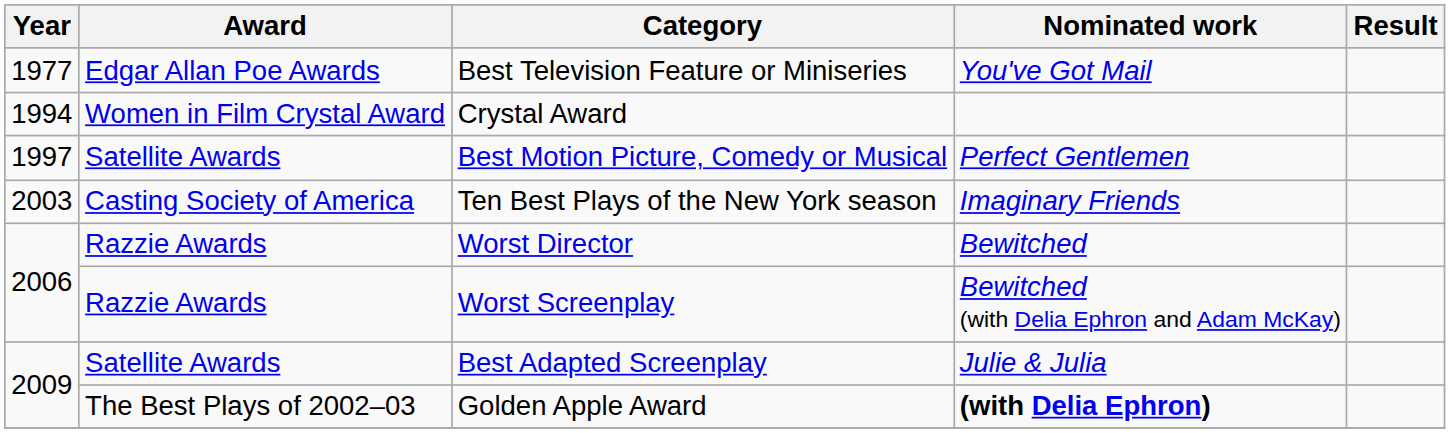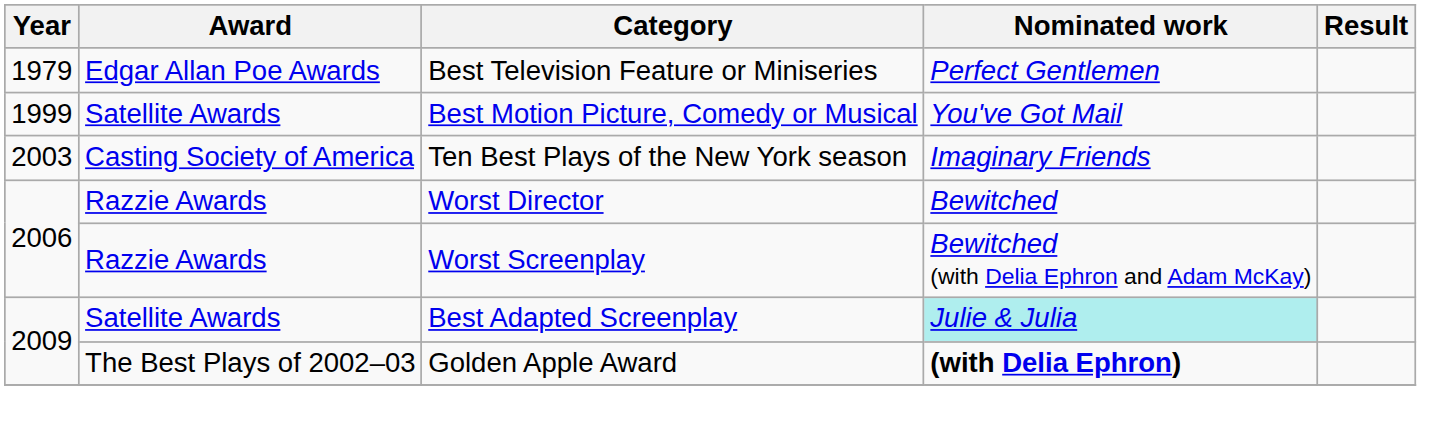(42, 69) 1977 -> (42, 69) 1979
(1056, 69) You've Got Mail -> (1045, 69) Perfect Gentlemen
- row: (542, 113)
(42, 157) 1997 -> (42, 113) 1999
(1075, 157) Perfect Gentlemen -> (1026, 113) You've Got Mail
(1033, 362) no background -> (1004, 319) paleturquoise background
